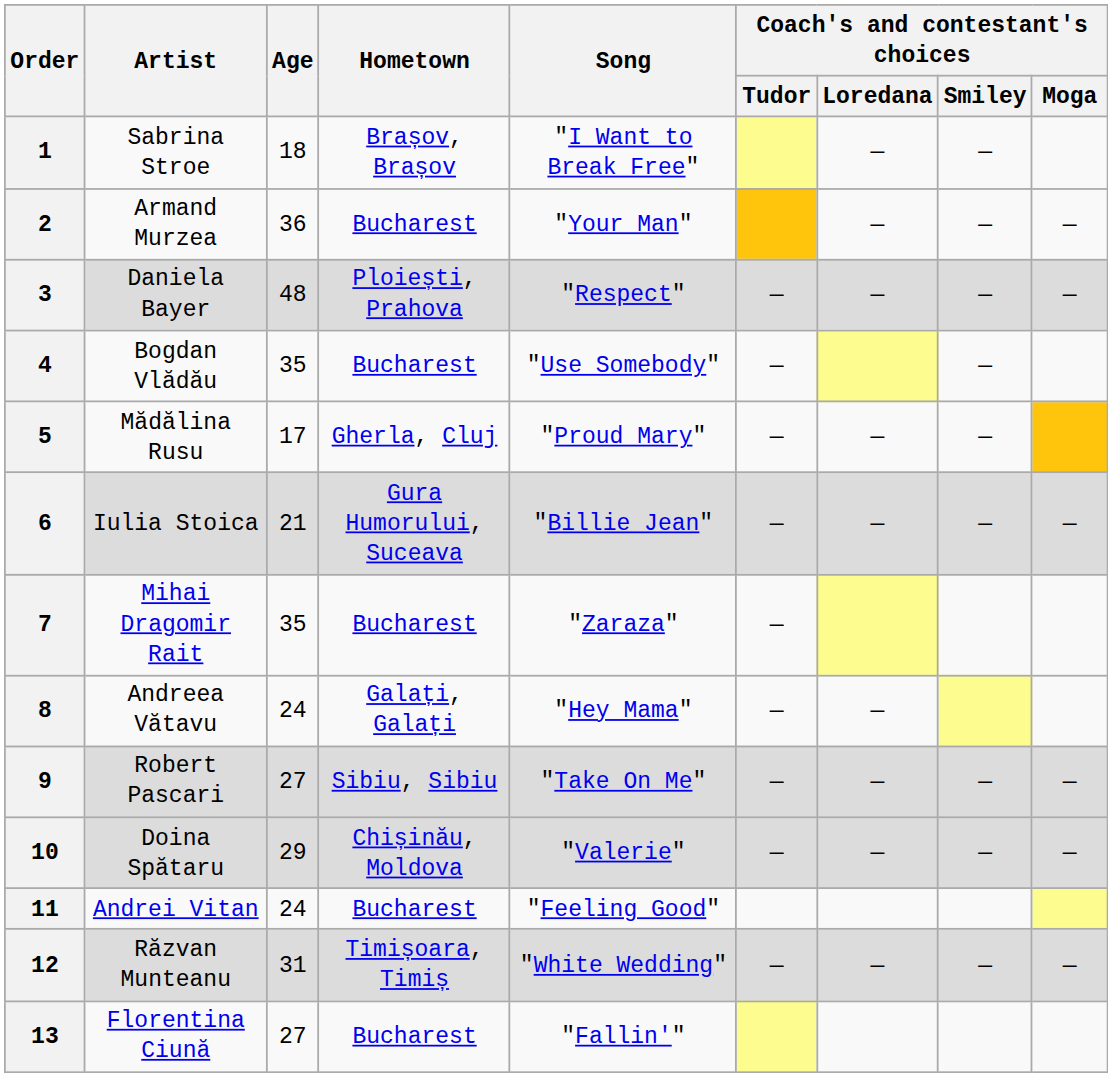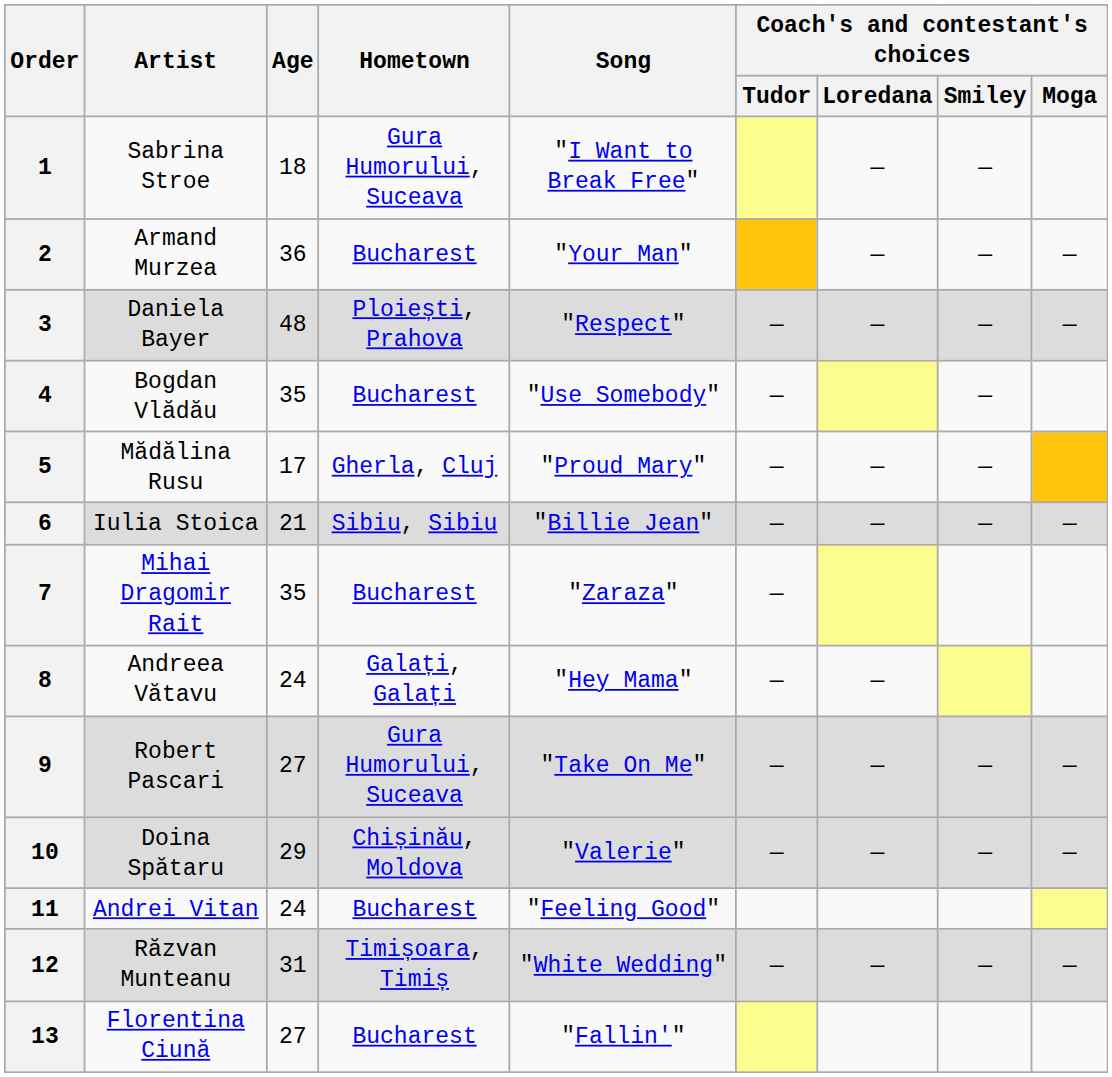(415, 153) Brașov, Brașov -> (415, 168) Gura Humorului, Suceava
(415, 523) Gura Humorului, Suceava -> (415, 523) Sibiu, Sibiu
(415, 782) Sibiu, Sibiu -> (415, 767) Gura Humorului, Suceava
